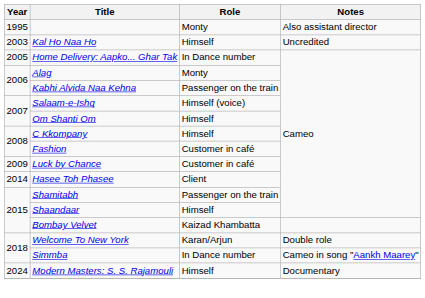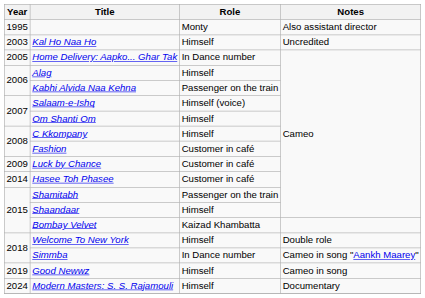(195, 73) Monty -> (198, 73) Himself
(194, 179) Client -> (218, 179) Customer in café
(207, 240) Karan/Arjun -> (198, 240) Himself
+ row: (17, 270)
